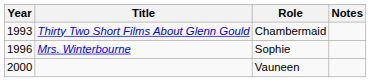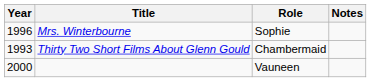rows swapped: (144, 31) <-> (84, 49)
